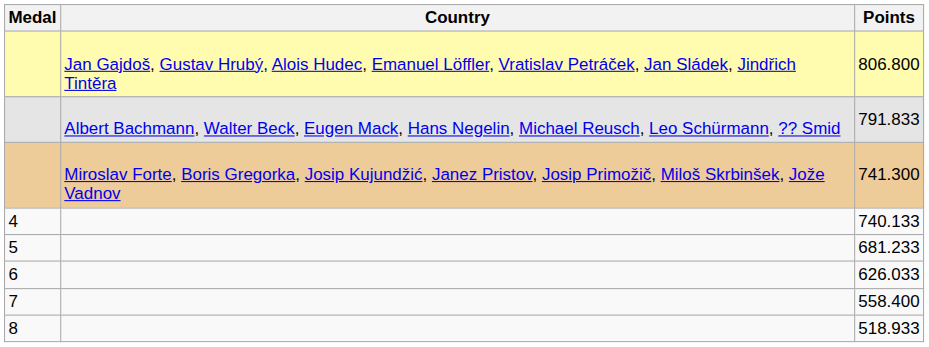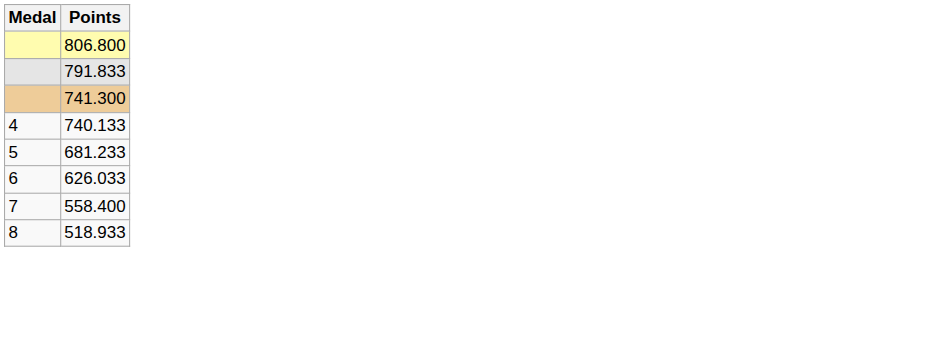- column: (457, 17)
